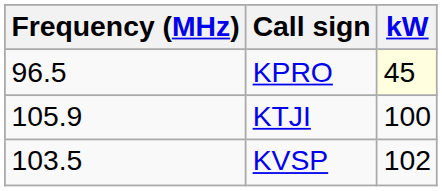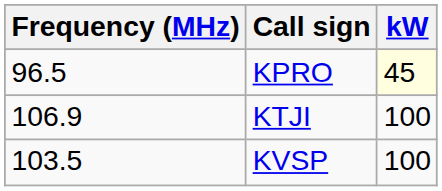(47, 116) 105.9 -> (47, 116) 106.9
(407, 161) 102 -> (407, 161) 100
